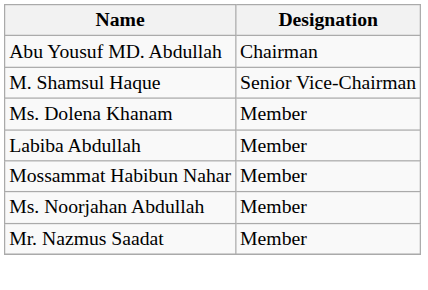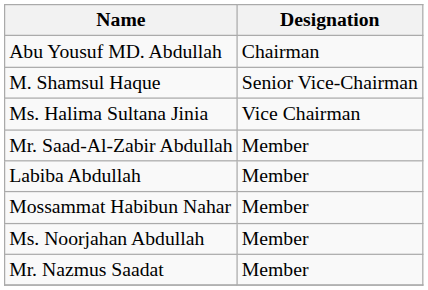+ row: (109, 113)
- row: (91, 113)
+ row: (121, 144)
